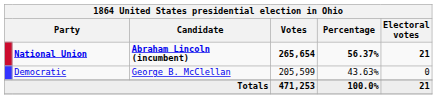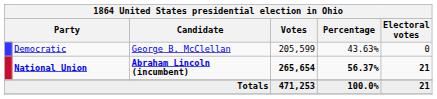rows swapped: (51, 54) <-> (40, 73)
